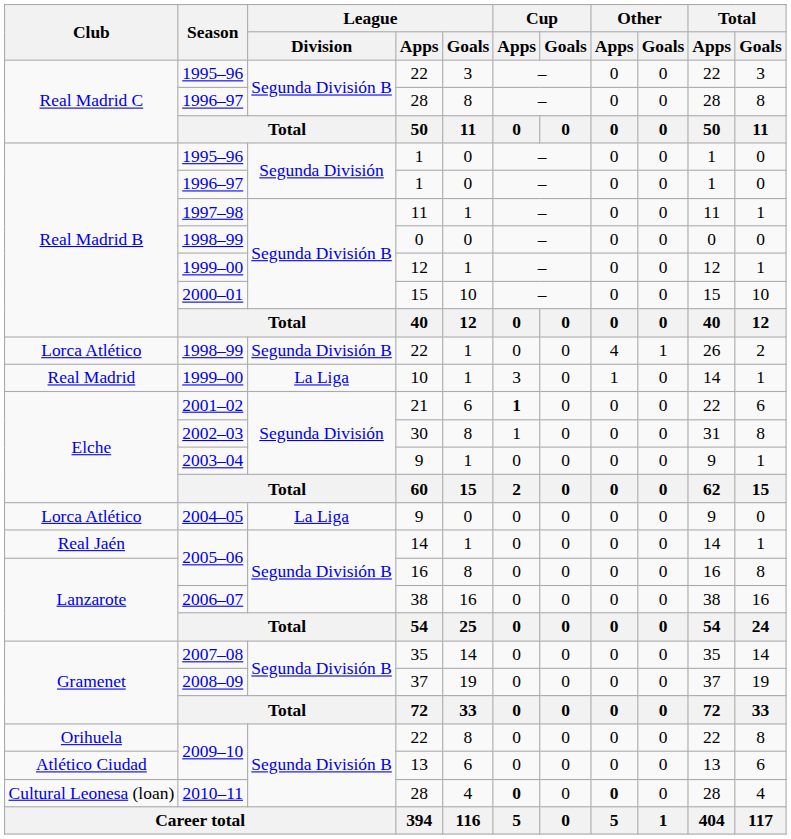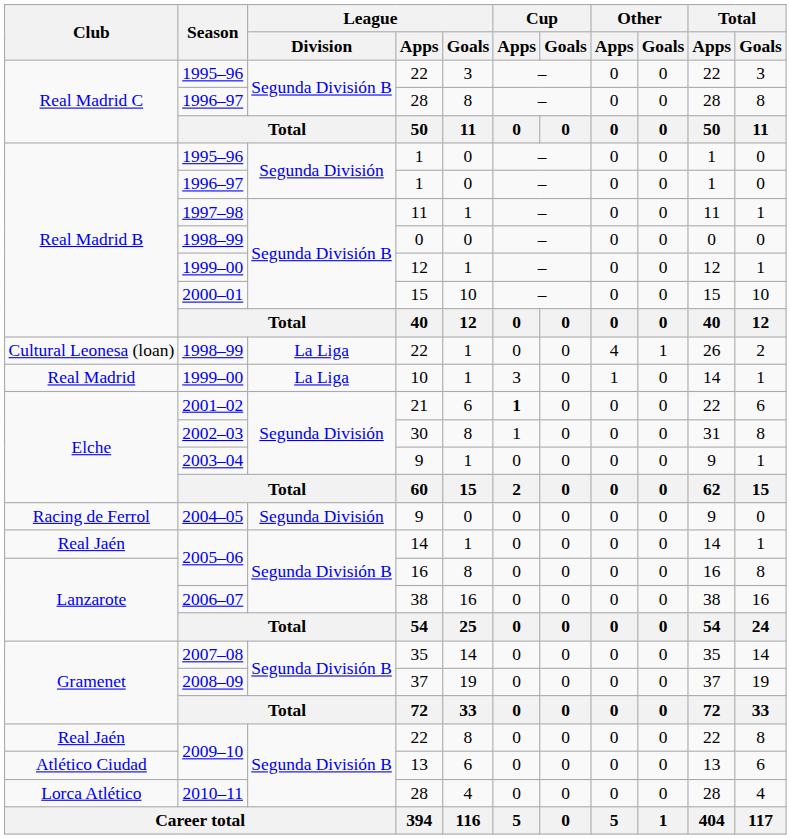(91, 350) Lorca Atlético -> (91, 350) Cultural Leonesa (loan)
(322, 350) Segunda División B -> (322, 350) La Liga
(91, 516) Lorca Atlético -> (91, 516) Racing de Ferrol
(322, 516) La Liga -> (322, 516) Segunda División
(91, 737) Orihuela -> (91, 737) Real Jaén
(91, 792) Cultural Leonesa (loan) -> (91, 792) Lorca Atlético
(517, 792) bold -> (517, 792) normal
(614, 792) bold -> (614, 792) normal
